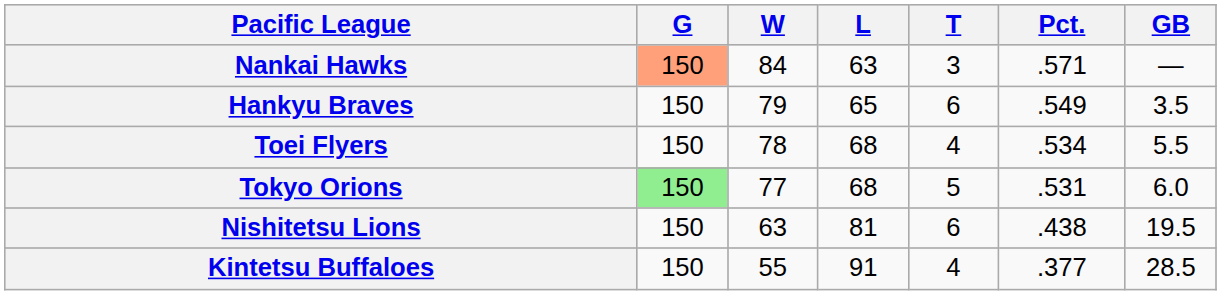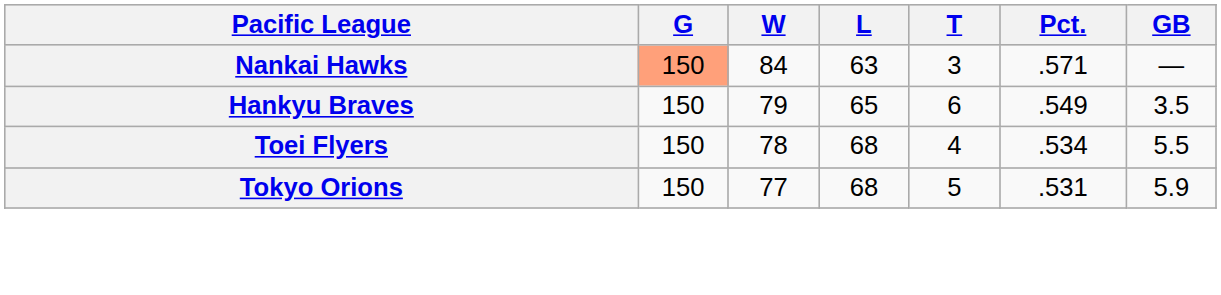(682, 187) lightgreen background -> (683, 187) no background
(1171, 187) 6.0 -> (1171, 187) 5.9
- row: (321, 227)
- row: (321, 268)
